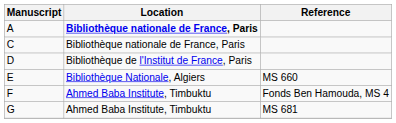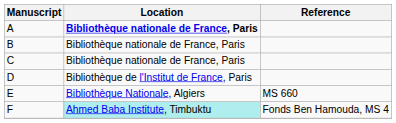+ row: (10, 45)
(139, 93) no background -> (139, 110) paleturquoise background
- row: (11, 110)
